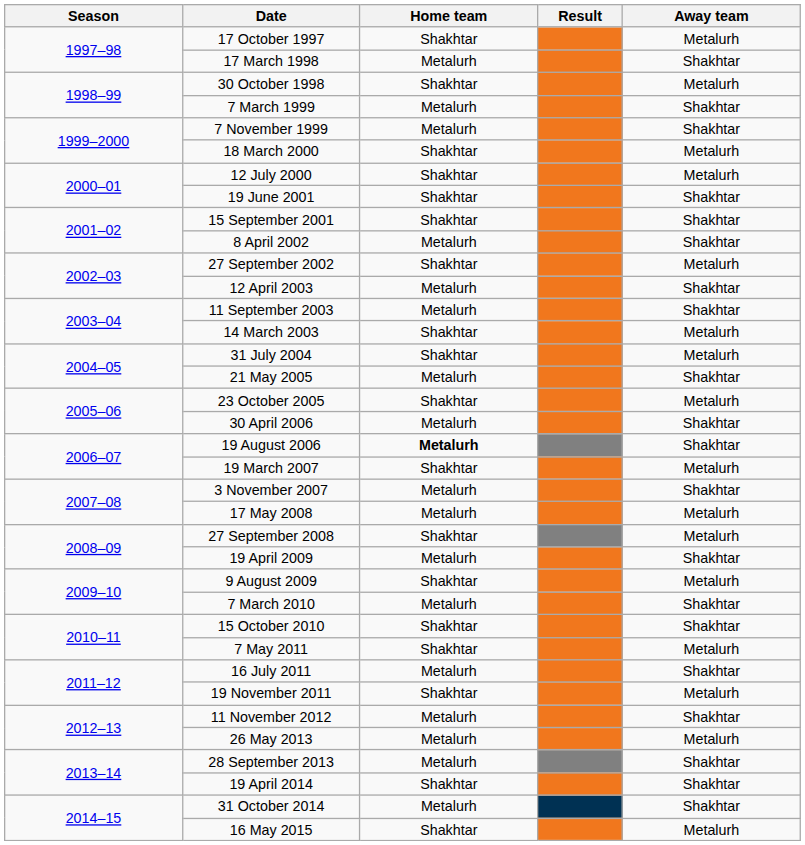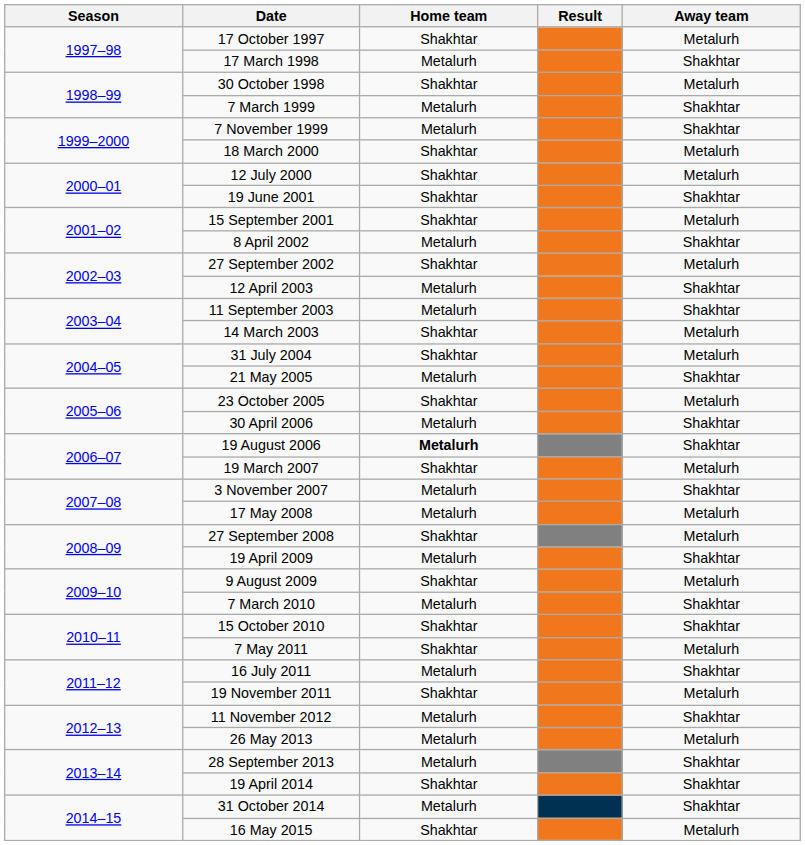(711, 219) Shakhtar -> (711, 219) Metalurh
